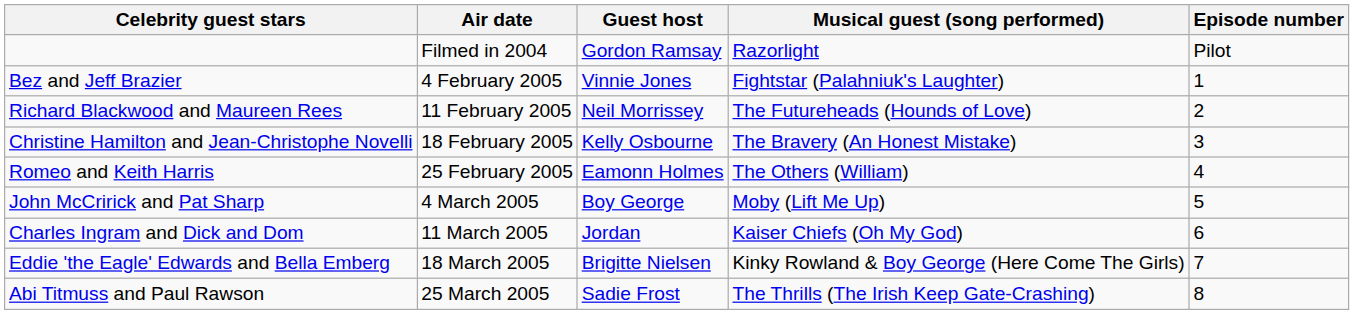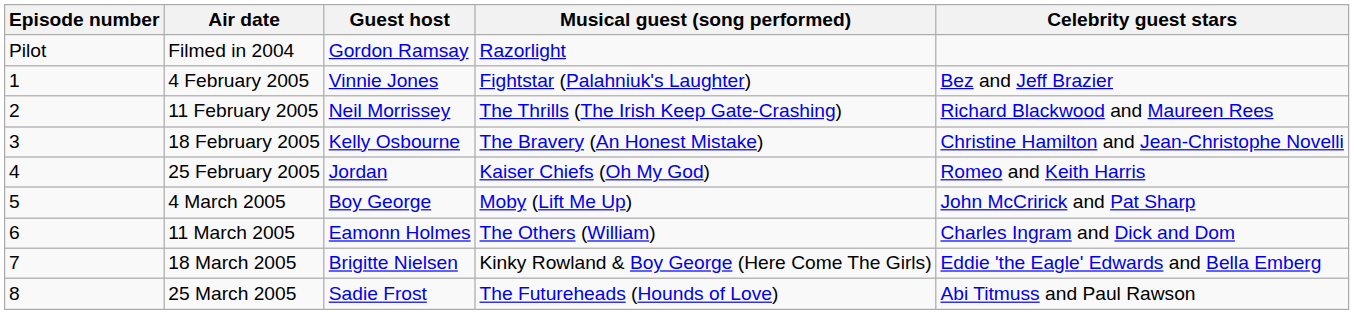columns swapped: (1269, 19) <-> (211, 19)
(882, 111) The Futureheads (Hounds of Love) -> (661, 111) The Thrills (The Irish Keep Gate-Crashing)
(653, 171) Eamonn Holmes -> (358, 171) Jordan
(821, 171) The Others (William) -> (595, 171) Kaiser Chiefs (Oh My God)
(611, 232) Jordan -> (400, 232) Eamonn Holmes
(848, 232) Kaiser Chiefs (Oh My God) -> (568, 232) The Others (William)
(914, 293) The Thrills (The Irish Keep Gate-Crashing) -> (629, 293) The Futureheads (Hounds of Love)
